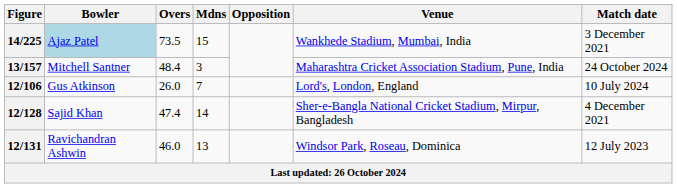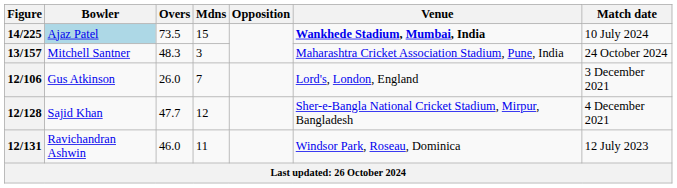(383, 40) normal -> (390, 33) bold
(615, 40) 3 December 2021 -> (617, 33) 10 July 2024
(170, 67) 48.4 -> (170, 53) 48.3
(617, 86) 10 July 2024 -> (615, 79) 3 December 2021
(170, 113) 47.4 -> (170, 113) 47.7
(202, 113) 14 -> (202, 113) 12
(202, 146) 13 -> (202, 146) 11
